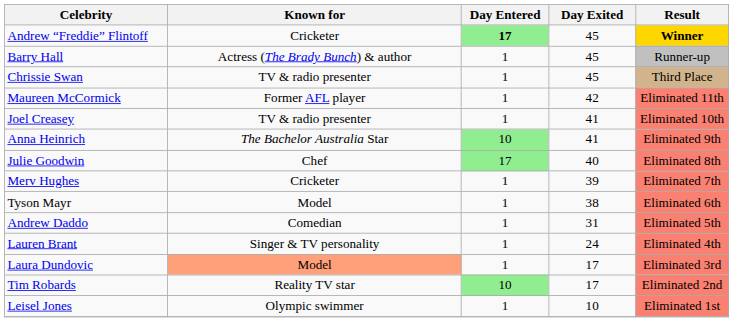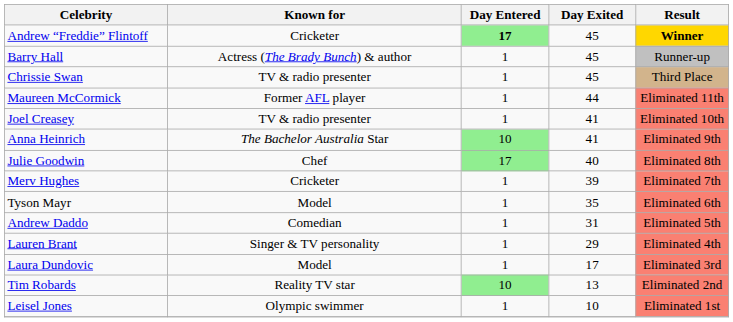(592, 98) 42 -> (592, 98) 44
(592, 202) 38 -> (592, 202) 35
(592, 243) 24 -> (592, 243) 29
(315, 264) lightsalmon background -> (315, 264) no background
(592, 285) 17 -> (592, 285) 13
